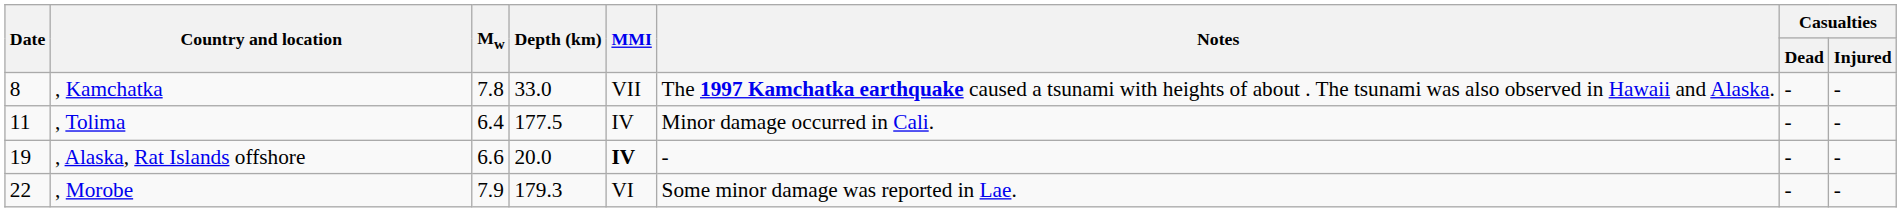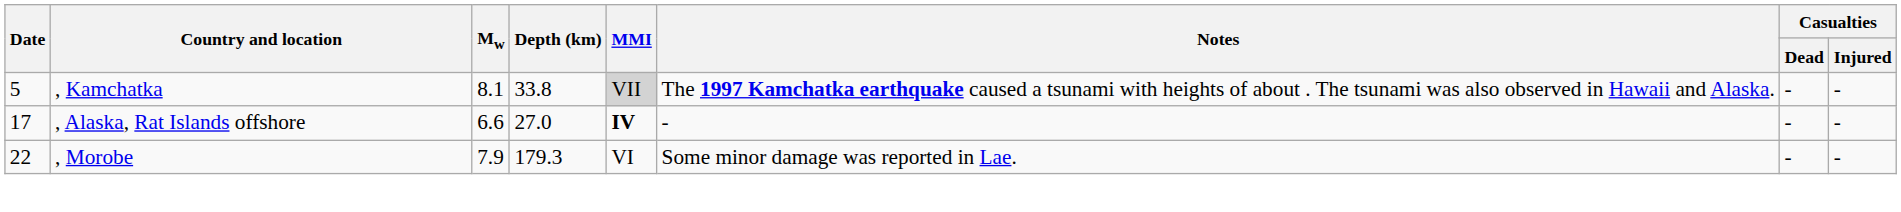(15, 88) 8 -> (15, 88) 5
(491, 88) 7.8 -> (491, 88) 8.1
(533, 88) 33.0 -> (533, 88) 33.8
(626, 88) no background -> (626, 88) lightgrey background
- row: (90, 122)
(20, 156) 19 -> (20, 122) 17
(533, 156) 20.0 -> (533, 122) 27.0
